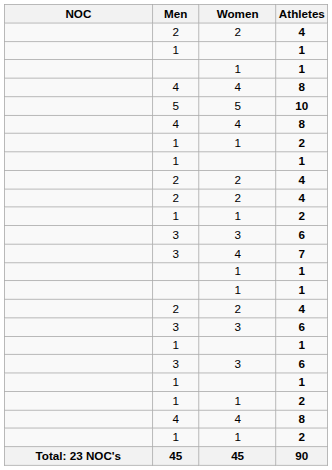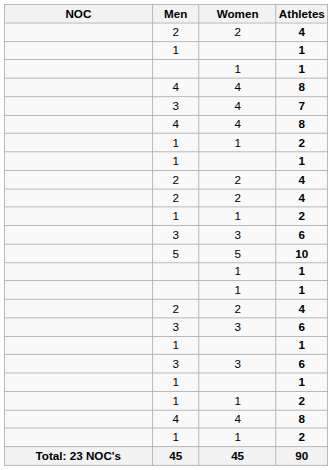rows swapped: (176, 106) <-> (176, 254)
